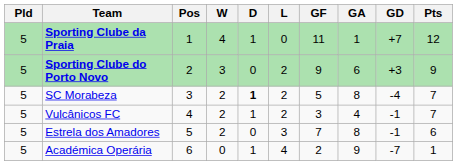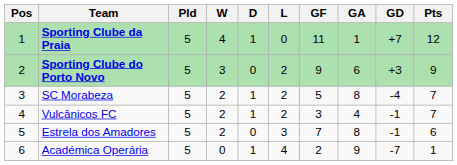columns swapped: (189, 13) <-> (23, 13)
(253, 95) bold -> (253, 95) normal
